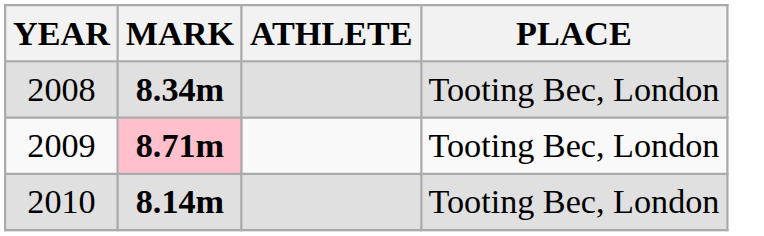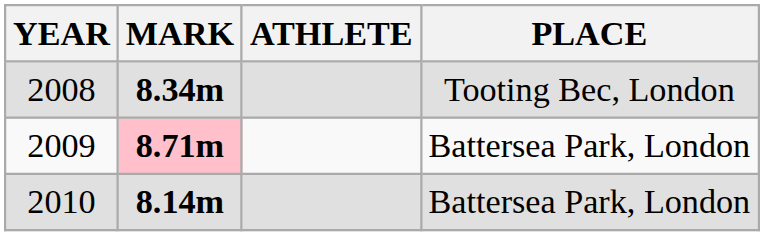(574, 145) Tooting Bec, London -> (589, 145) Battersea Park, London
(574, 202) Tooting Bec, London -> (589, 202) Battersea Park, London
